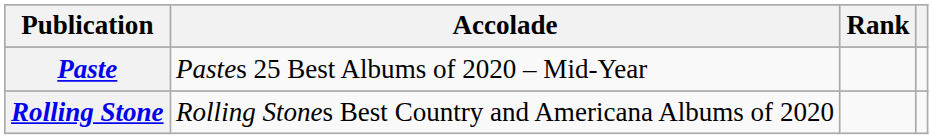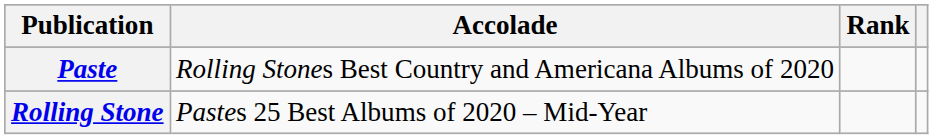(412, 68) Pastes 25 Best Albums of 2020 – Mid-Year -> (505, 68) Rolling Stones Best Country and Americana Albums of 2020
(505, 111) Rolling Stones Best Country and Americana Albums of 2020 -> (412, 111) Pastes 25 Best Albums of 2020 – Mid-Year
